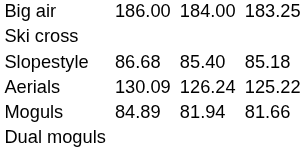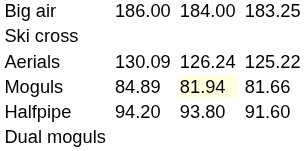- row: (47, 61)
(203, 111) no background -> (203, 86) lightyellow background
+ row: (38, 111)
